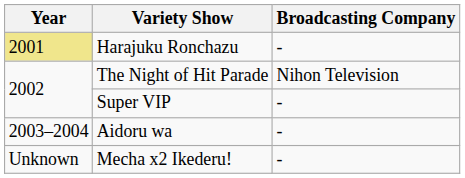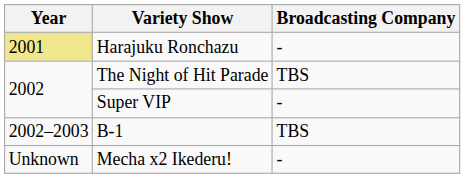(338, 74) Nihon Television -> (293, 74) TBS
+ row: (110, 131)
- row: (134, 131)
